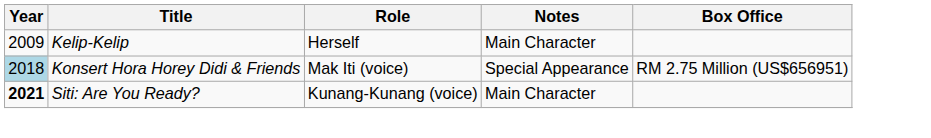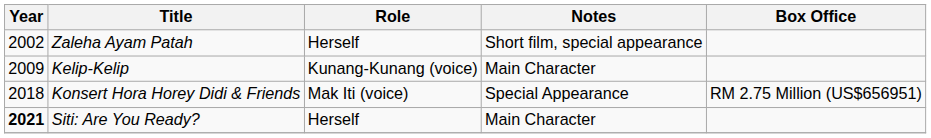+ row: (122, 42)
(333, 42) Herself -> (393, 68) Kunang-Kunang (voice)
(26, 68) lightblue background -> (26, 94) no background
(393, 94) Kunang-Kunang (voice) -> (333, 119) Herself
